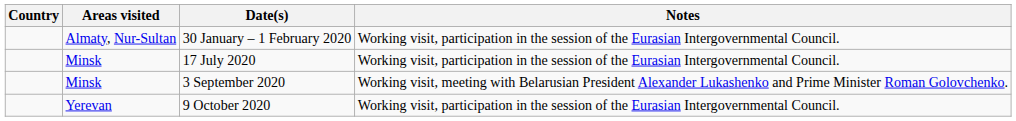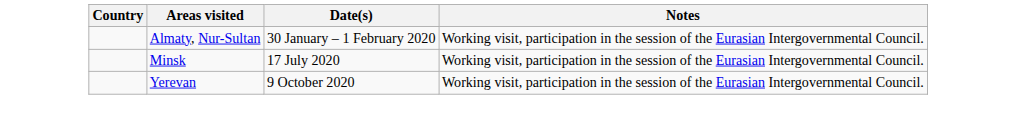- row: (234, 82)
